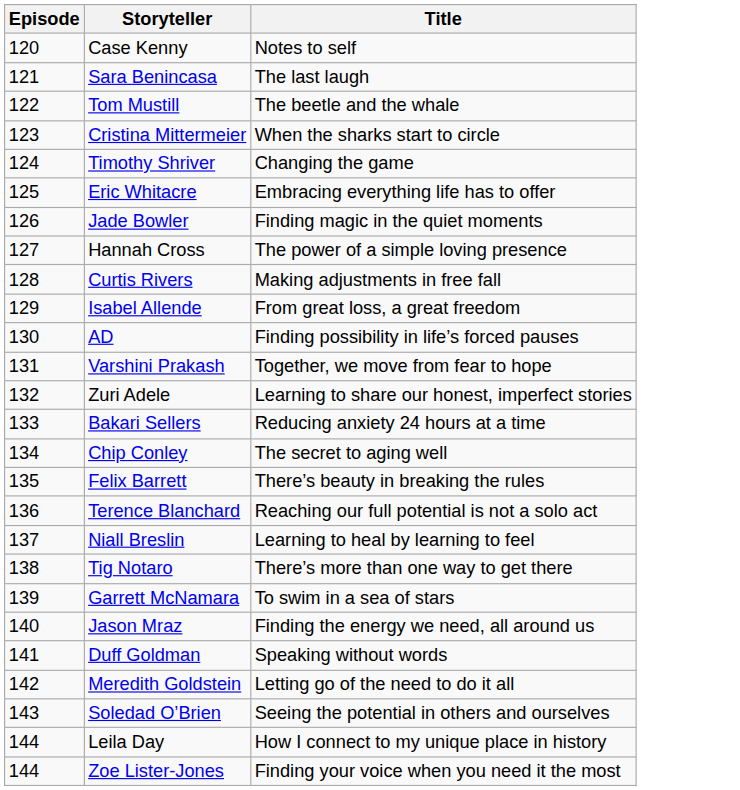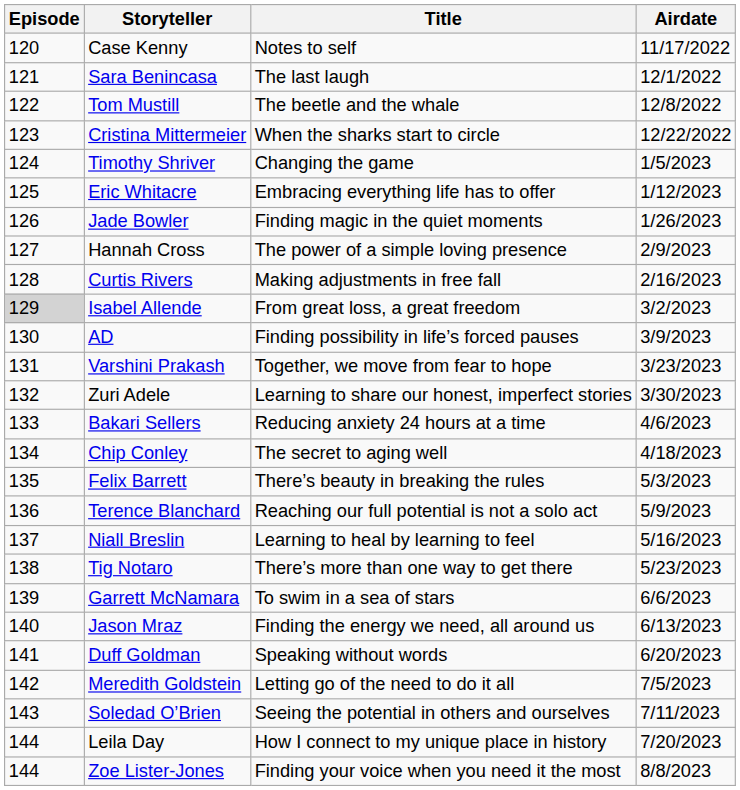+ column: (686, 18)
(24, 308) no background -> (24, 308) lightgrey background
